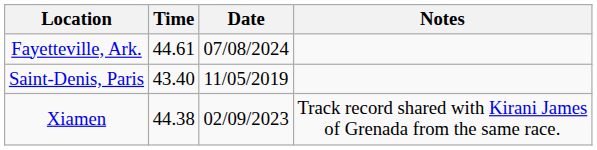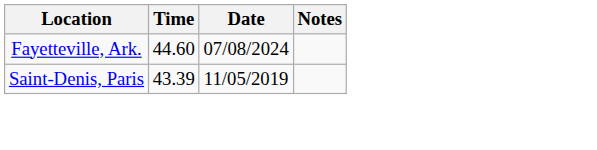(174, 49) 44.61 -> (174, 49) 44.60
(174, 78) 43.40 -> (174, 78) 43.39
- row: (76, 118)
